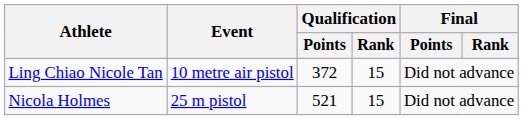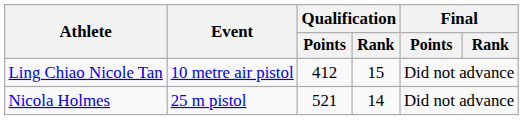(325, 72) 372 -> (325, 72) 412
(376, 100) 15 -> (376, 100) 14
